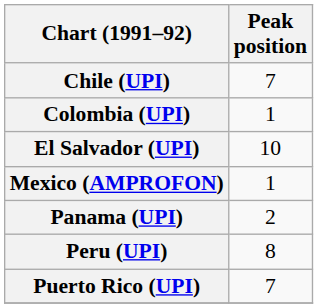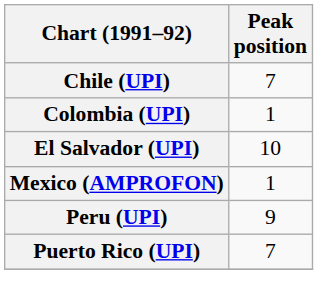- row: (117, 217)
(270, 251) 8 -> (270, 217) 9
